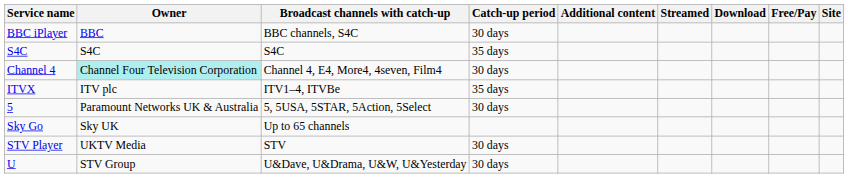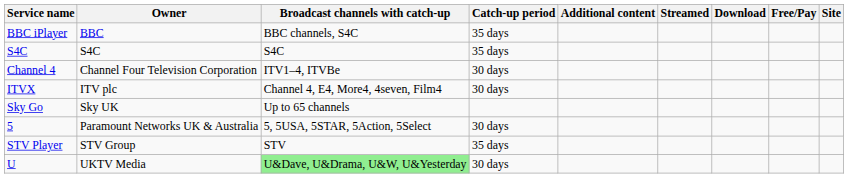(490, 32) 30 days -> (490, 32) 35 days
(168, 70) paleturquoise background -> (168, 70) no background
(353, 70) Channel 4, E4, More4, 4seven, Film4 -> (302, 70) ITV1–4, ITVBe
(302, 88) ITV1–4, ITVBe -> (353, 88) Channel 4, E4, More4, 4seven, Film4
(490, 88) 35 days -> (490, 88) 30 days
rows swapped: (10, 107) <-> (25, 126)
(113, 145) UKTV Media -> (108, 145) STV Group
(490, 145) 30 days -> (490, 145) 35 days
(108, 164) STV Group -> (113, 164) UKTV Media
(365, 164) no background -> (365, 164) lightgreen background
